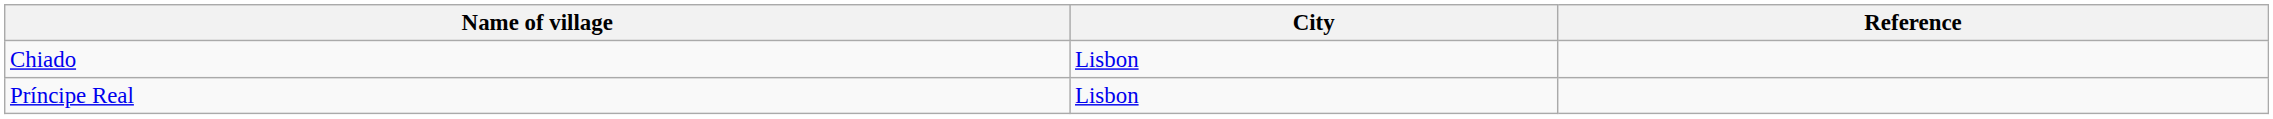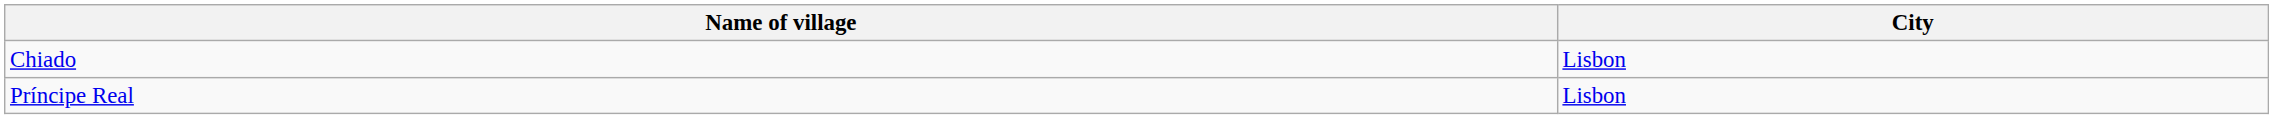- column: (1913, 22)
